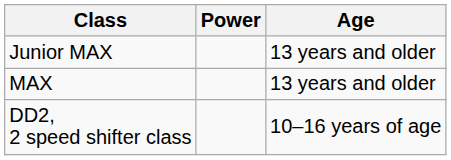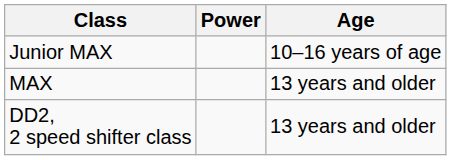(353, 52) 13 years and older -> (356, 52) 10–16 years of age
(356, 126) 10–16 years of age -> (353, 126) 13 years and older
